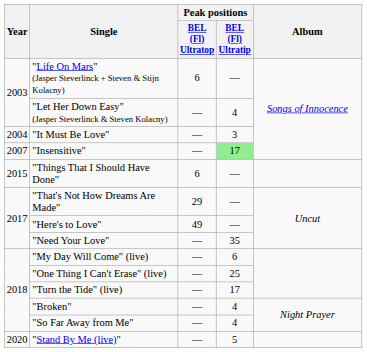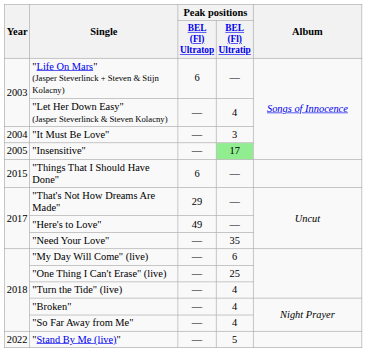(17, 151) 2007 -> (17, 151) 2005
(235, 290) 17 -> (235, 290) 4
(17, 339) 2020 -> (17, 339) 2022
